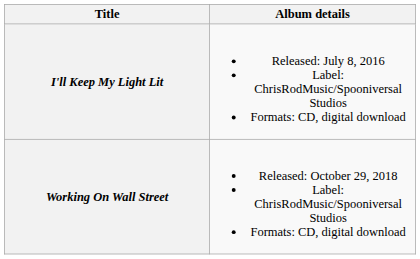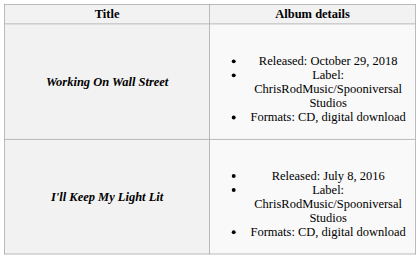rows swapped: (107, 81) <-> (107, 196)
